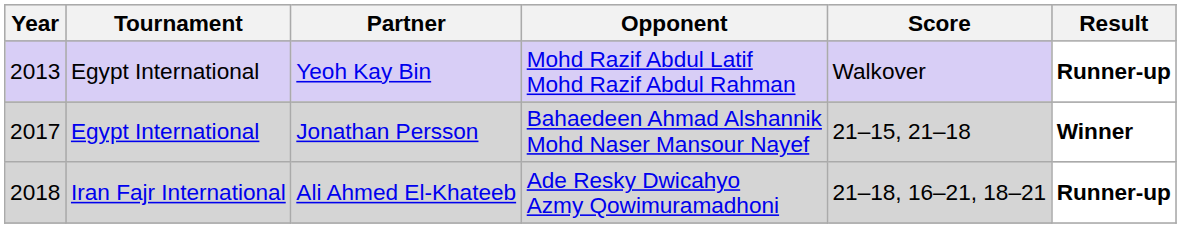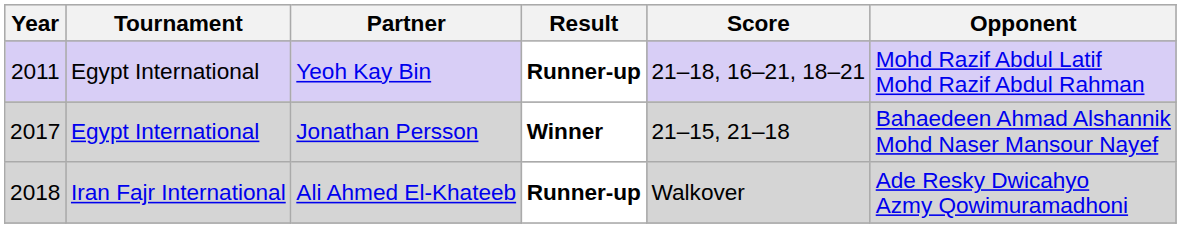columns swapped: (674, 23) <-> (1114, 23)
(35, 71) 2013 -> (35, 71) 2011
(879, 71) Walkover -> (758, 71) 21–18, 16–21, 18–21
(939, 193) 21–18, 16–21, 18–21 -> (698, 193) Walkover
